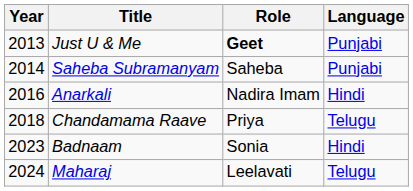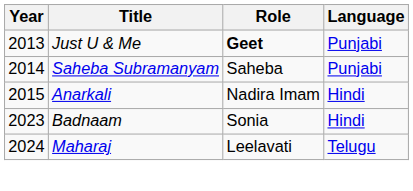(26, 95) 2016 -> (26, 95) 2015
- row: (129, 120)
